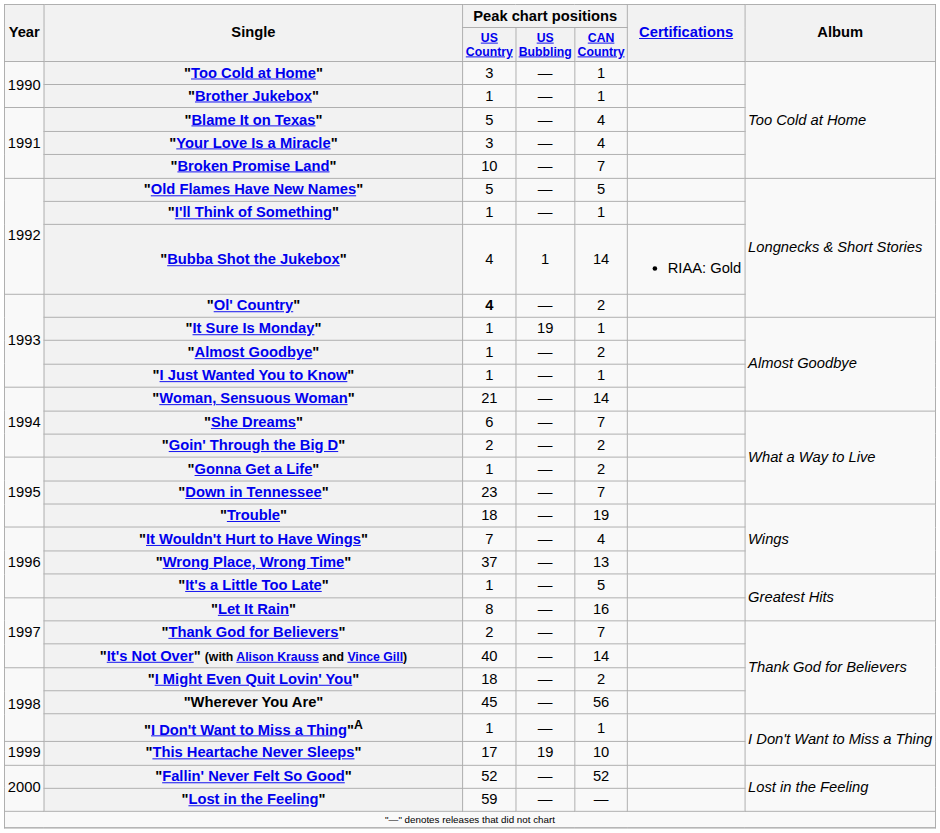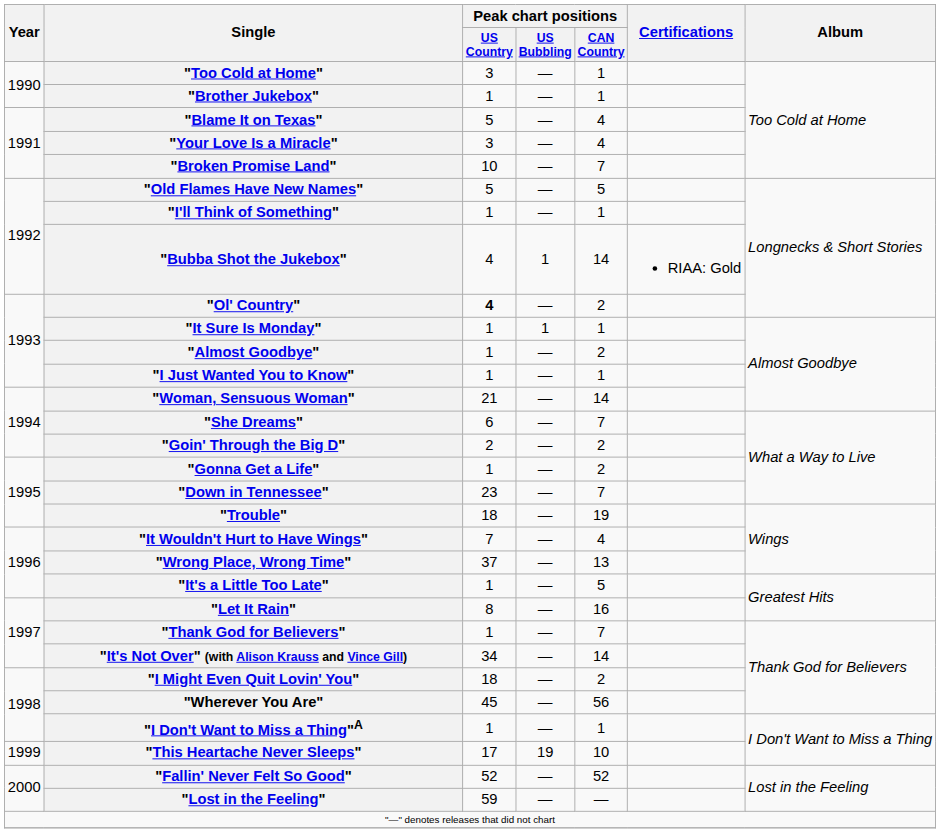(545, 329) 19 -> (545, 329) 1
(489, 632) 2 -> (489, 632) 1
(489, 655) 40 -> (489, 655) 34
